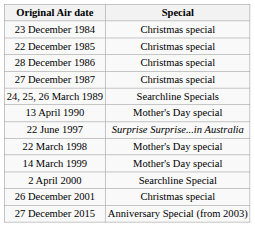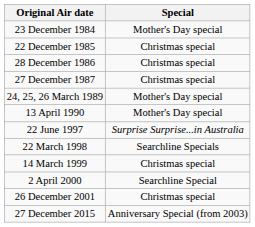(178, 29) Christmas special -> (178, 29) Mother's Day special
(178, 96) Searchline Specials -> (178, 96) Mother's Day special
(178, 146) Mother's Day special -> (178, 146) Searchline Specials
(178, 163) Mother's Day special -> (178, 163) Christmas special
